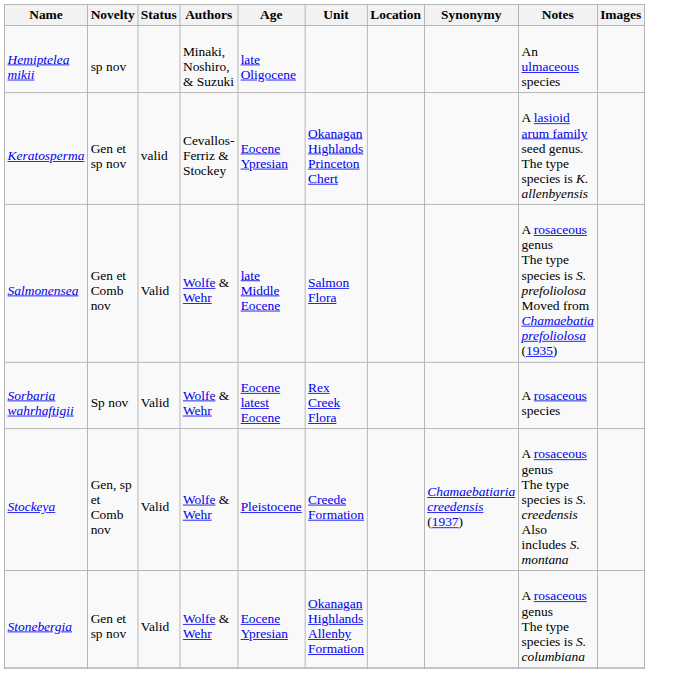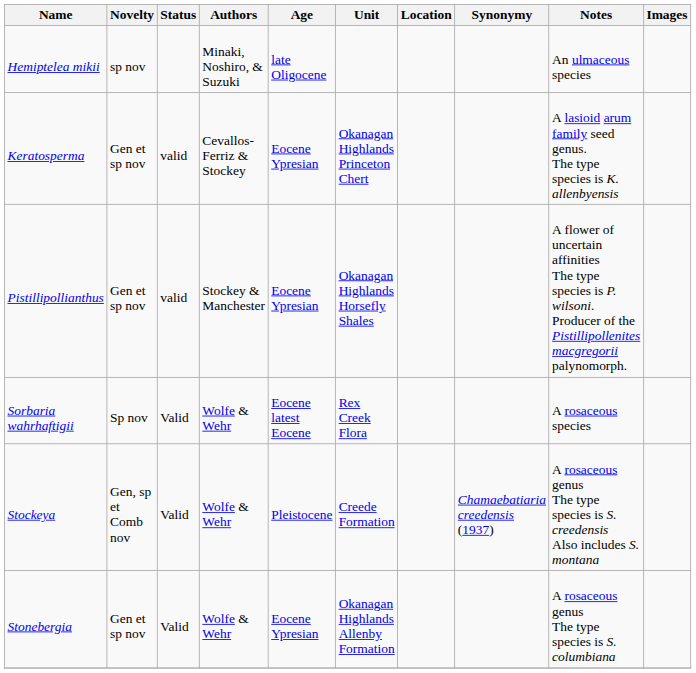+ row: (56, 298)
- row: (43, 290)
